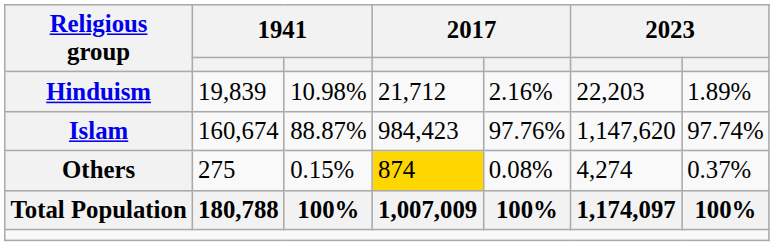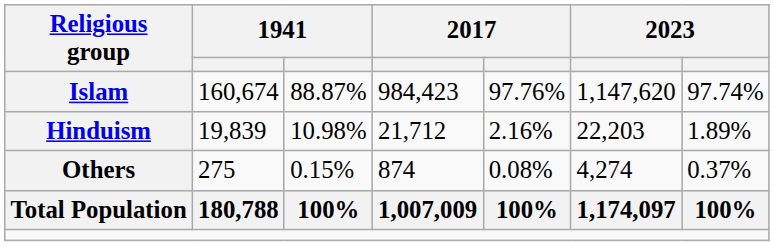rows swapped: (99, 130) <-> (99, 91)
(397, 170) gold background -> (397, 170) no background
